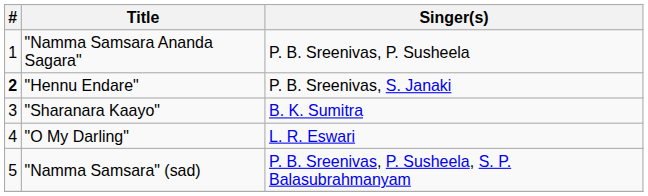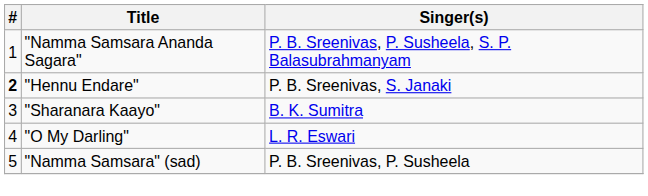(369, 52) P. B. Sreenivas, P. Susheela -> (390, 52) P. B. Sreenivas, P. Susheela, S. P. Balasubrahmanyam
(390, 170) P. B. Sreenivas, P. Susheela, S. P. Balasubrahmanyam -> (369, 162) P. B. Sreenivas, P. Susheela
